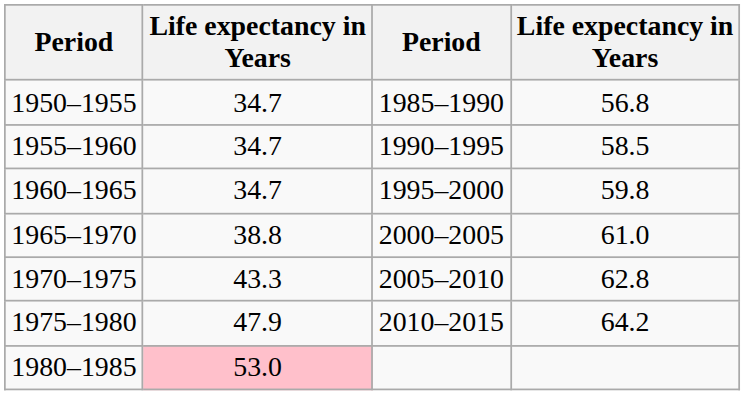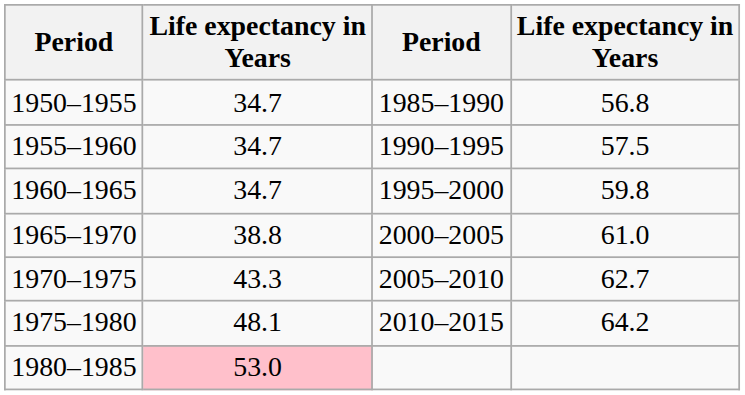(625, 146) 58.5 -> (625, 146) 57.5
(625, 278) 62.8 -> (625, 278) 62.7
(258, 322) 47.9 -> (258, 322) 48.1
